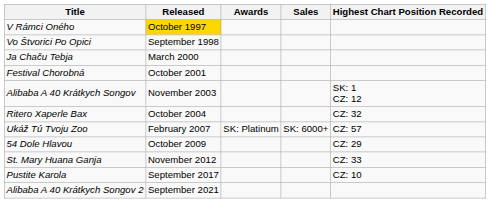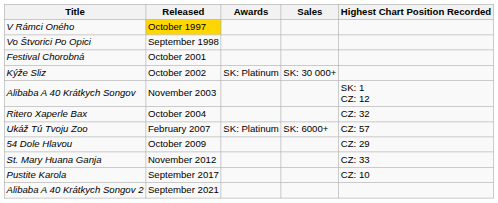- row: (40, 57)
+ row: (26, 73)
